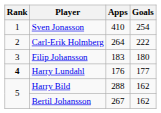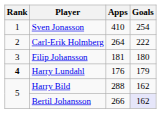(118, 56) 183 -> (118, 56) 181
(143, 71) 177 -> (143, 71) 179
(118, 101) 267 -> (118, 101) 266
(143, 101) no background -> (143, 101) lavender background
